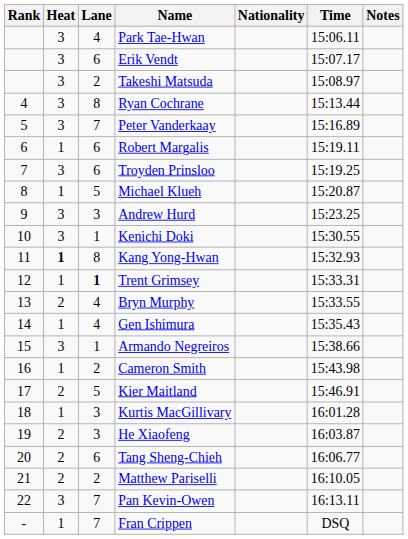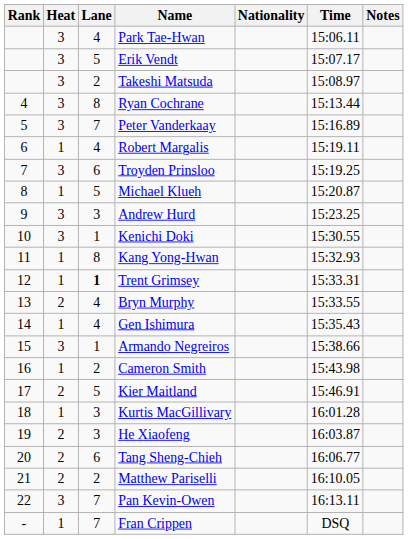(97, 59) 6 -> (97, 59) 5
(97, 147) 6 -> (97, 147) 4
(61, 258) bold -> (61, 258) normal
